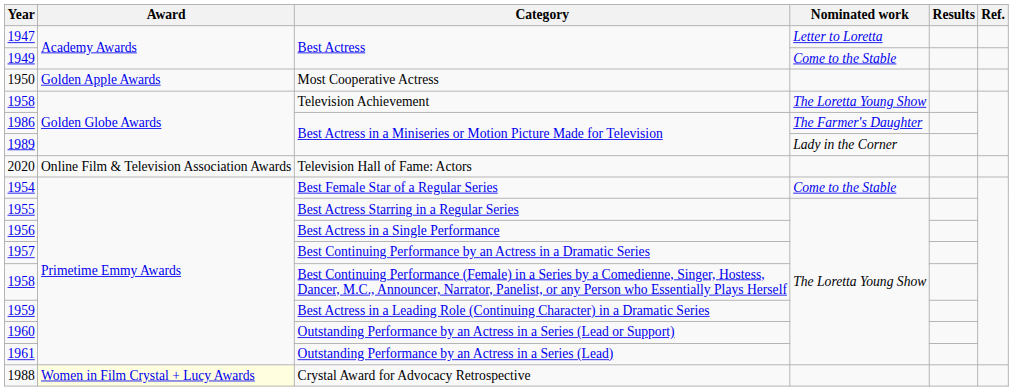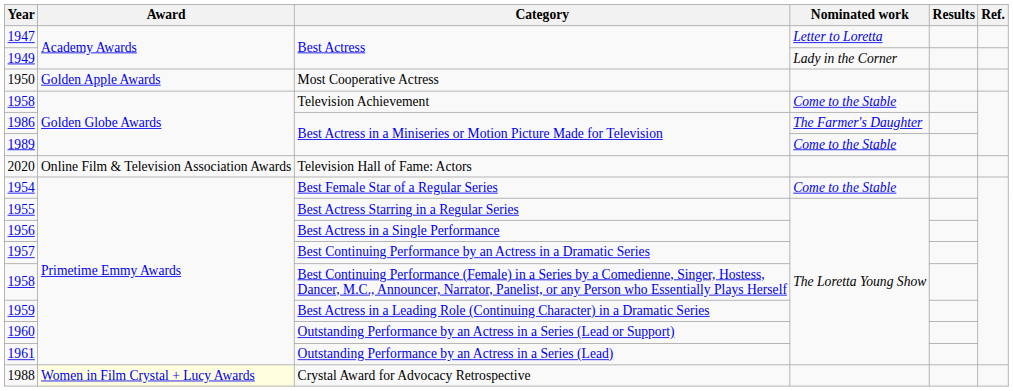(845, 58) Come to the Stable -> (845, 58) Lady in the Corner
(860, 101) The Loretta Young Show -> (845, 101) Come to the Stable
(845, 144) Lady in the Corner -> (845, 144) Come to the Stable
